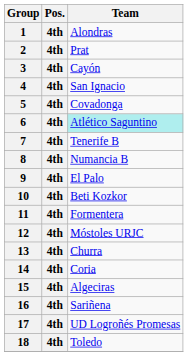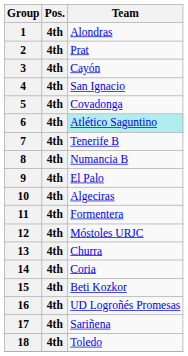(99, 196) Beti Kozkor -> (92, 196) Algeciras
(92, 287) Algeciras -> (99, 287) Beti Kozkor
(90, 305) Sariñena -> (125, 305) UD Logroñés Promesas
(125, 324) UD Logroñés Promesas -> (90, 324) Sariñena
